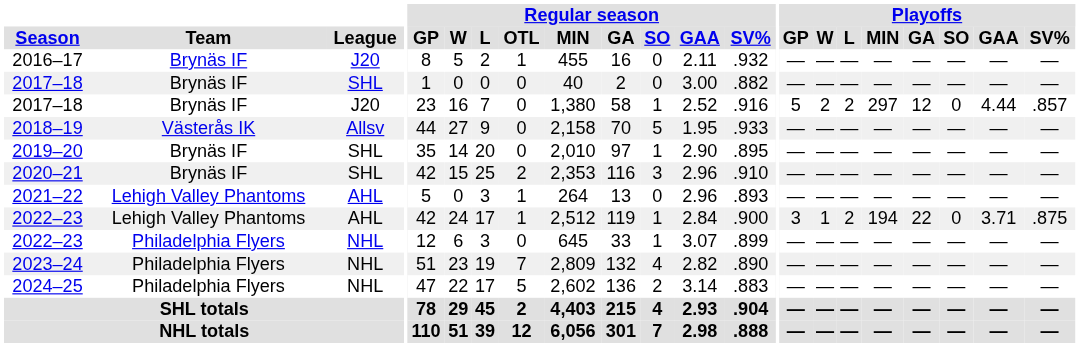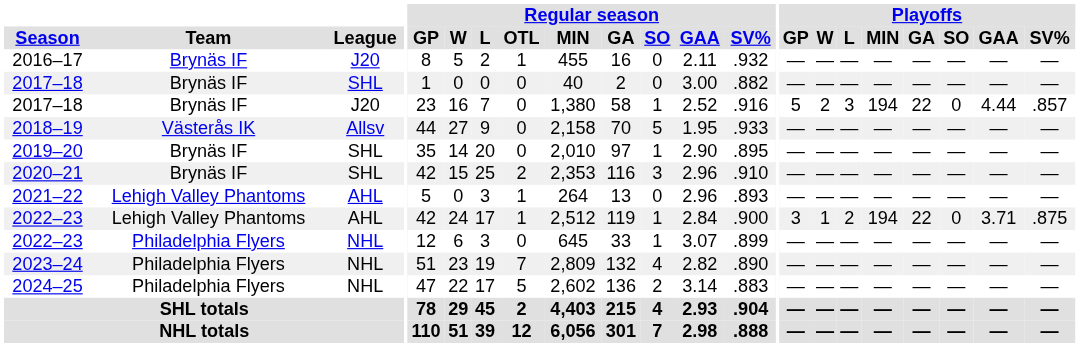(849, 105) 2 -> (849, 105) 3
(883, 105) 297 -> (883, 105) 194
(922, 105) 12 -> (922, 105) 22
